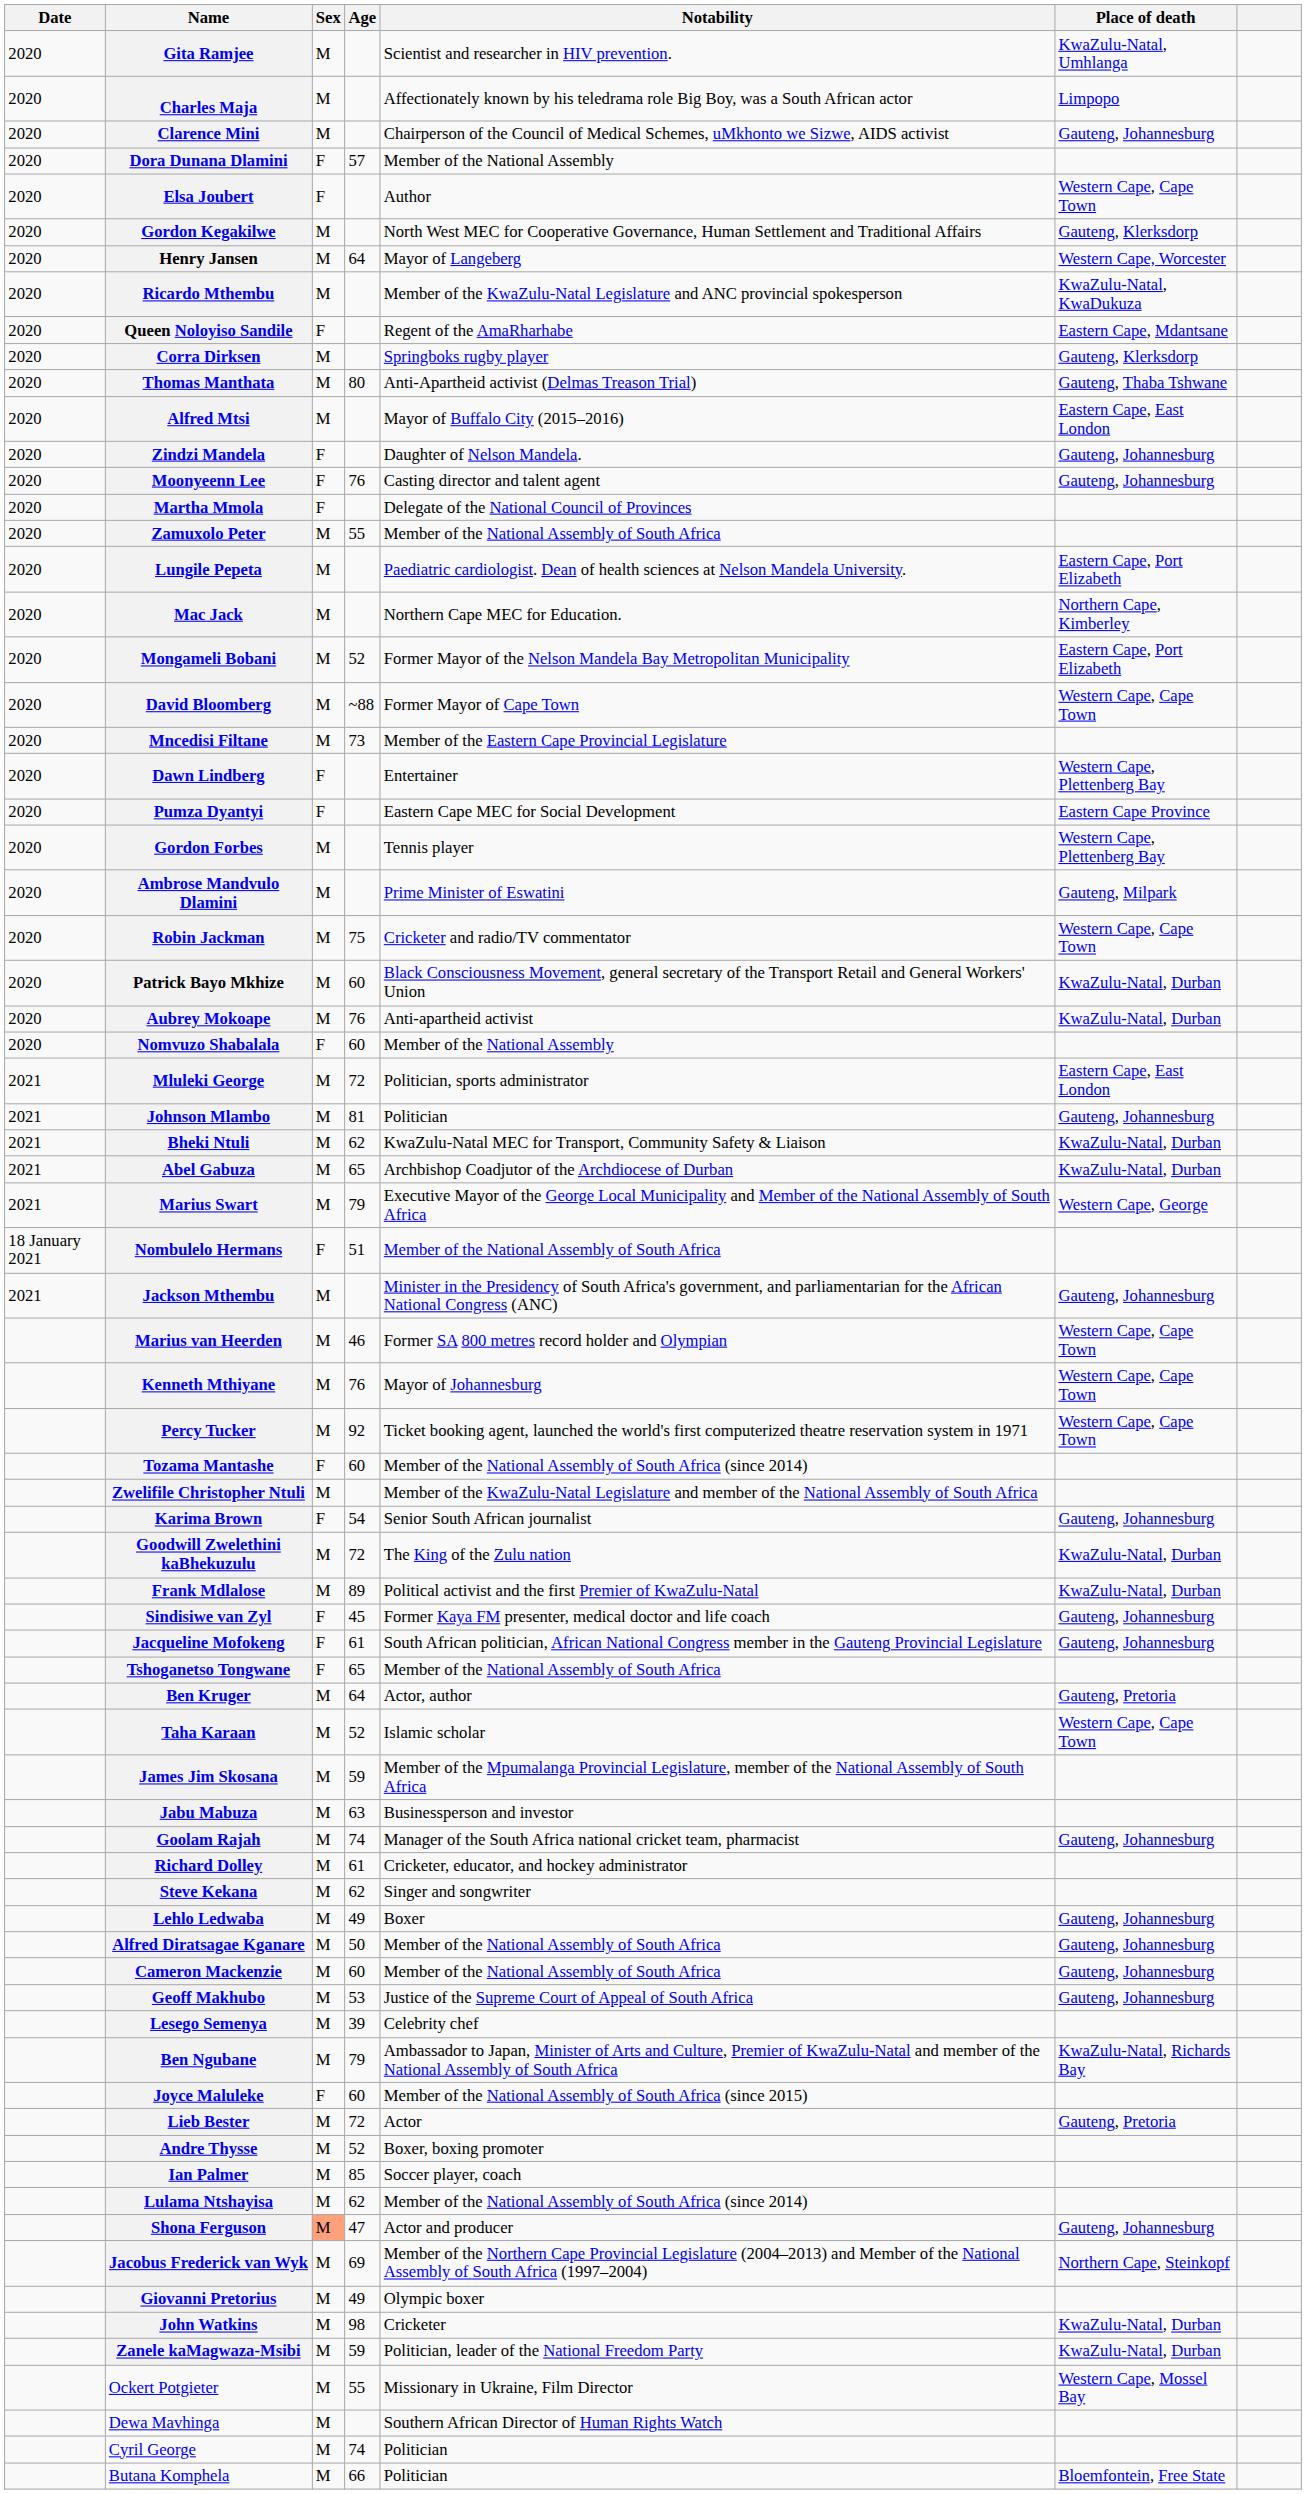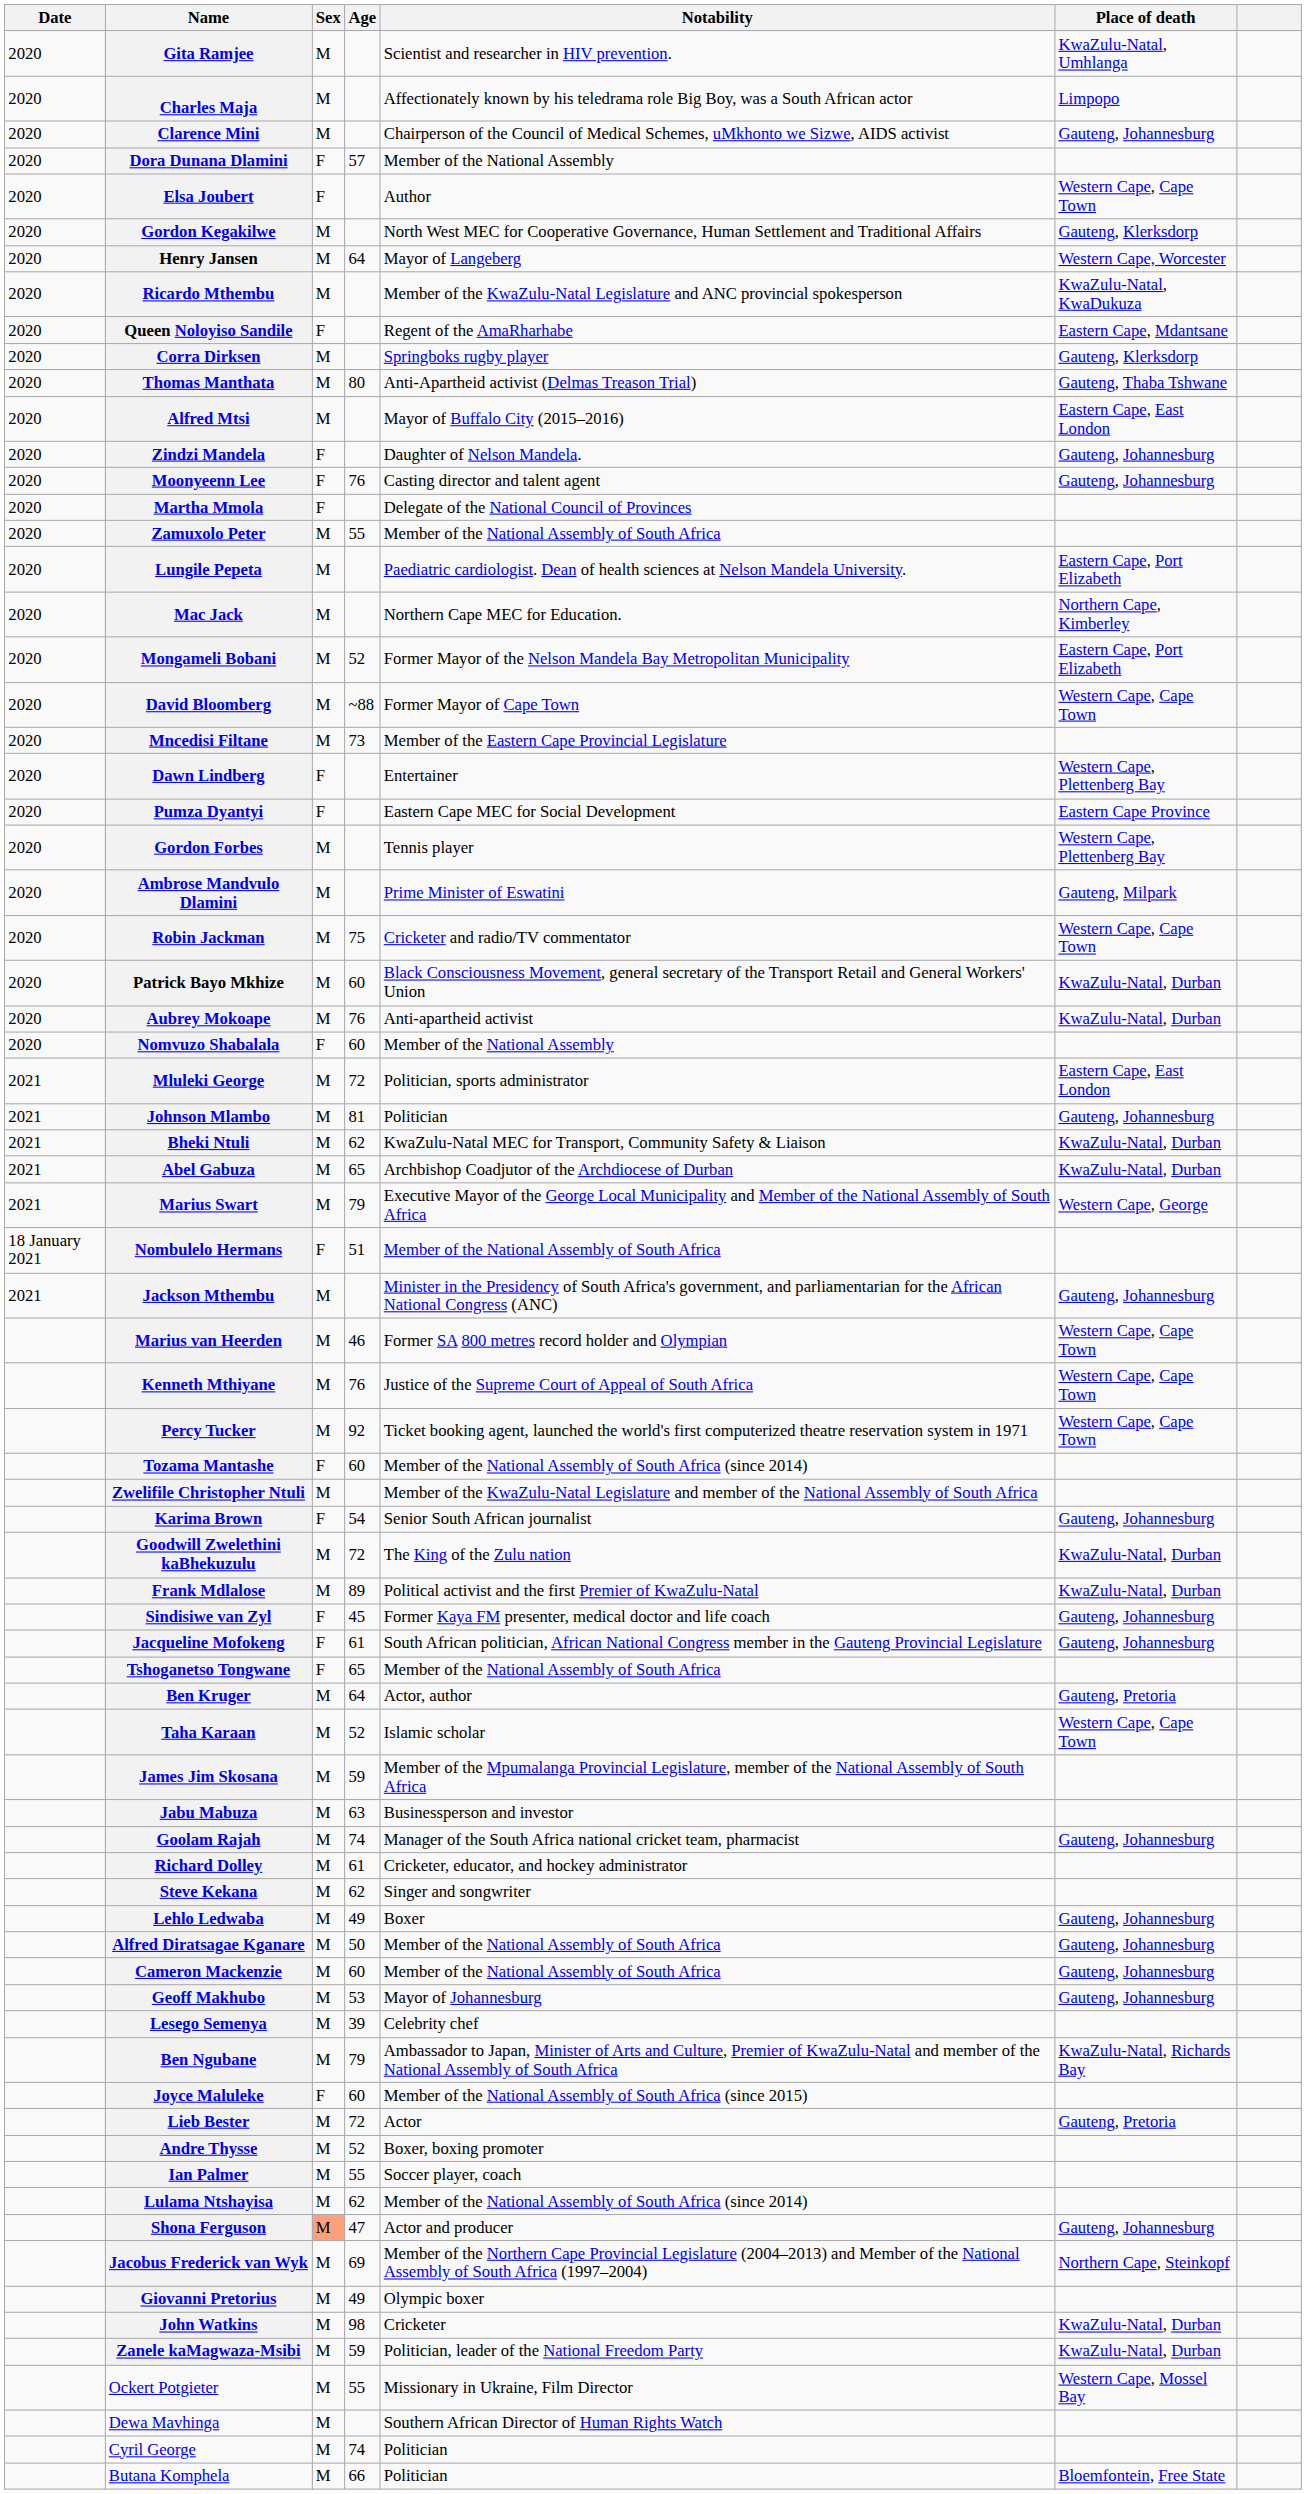(463, 1385) Mayor of Johannesburg -> (568, 1385) Justice of the Supreme Court of Appeal of South Africa
(568, 1997) Justice of the Supreme Court of Appeal of South Africa -> (463, 1997) Mayor of Johannesburg
(357, 2174) 85 -> (357, 2174) 55
